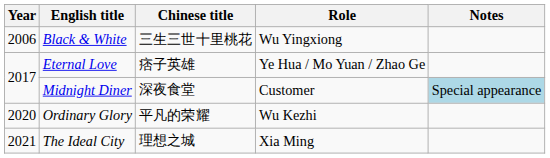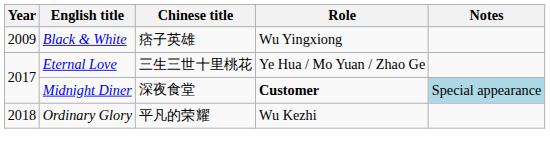(22, 39) 2006 -> (22, 39) 2009
(196, 39) 三生三世十里桃花 -> (167, 39) 痞子英雄
(167, 64) 痞子英雄 -> (196, 64) 三生三世十里桃花
(287, 90) normal -> (289, 90) bold
(22, 115) 2020 -> (22, 115) 2018
- row: (84, 140)
